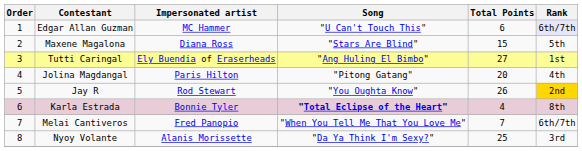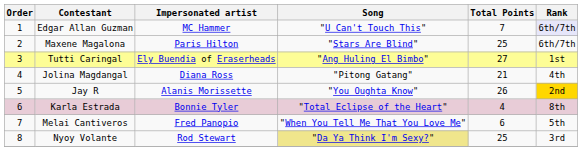(502, 28) 6 -> (502, 28) 7
(206, 44) Diana Ross -> (206, 44) Paris Hilton
(502, 44) 15 -> (502, 44) 25
(557, 44) 5th -> (557, 44) 6th/7th
(206, 75) Paris Hilton -> (206, 75) Diana Ross
(502, 75) 20 -> (502, 75) 21
(206, 91) Rod Stewart -> (206, 91) Alanis Morissette
(373, 107) bold -> (373, 107) normal
(502, 123) 7 -> (502, 123) 6
(557, 123) 6th/7th -> (557, 123) 5th
(206, 138) Alanis Morissette -> (206, 138) Rod Stewart
(373, 138) no background -> (373, 138) khaki background
